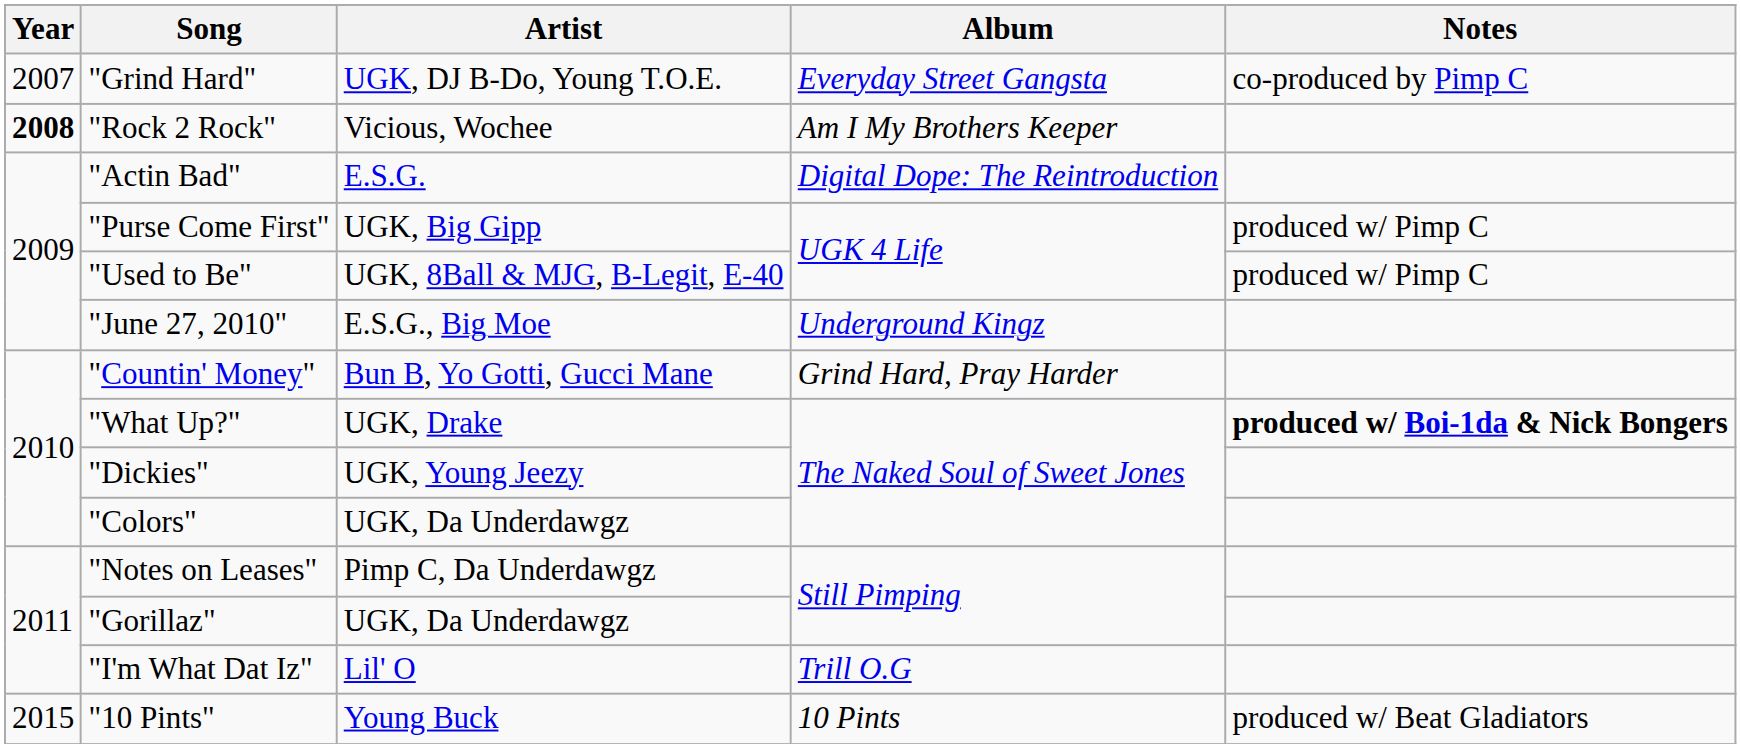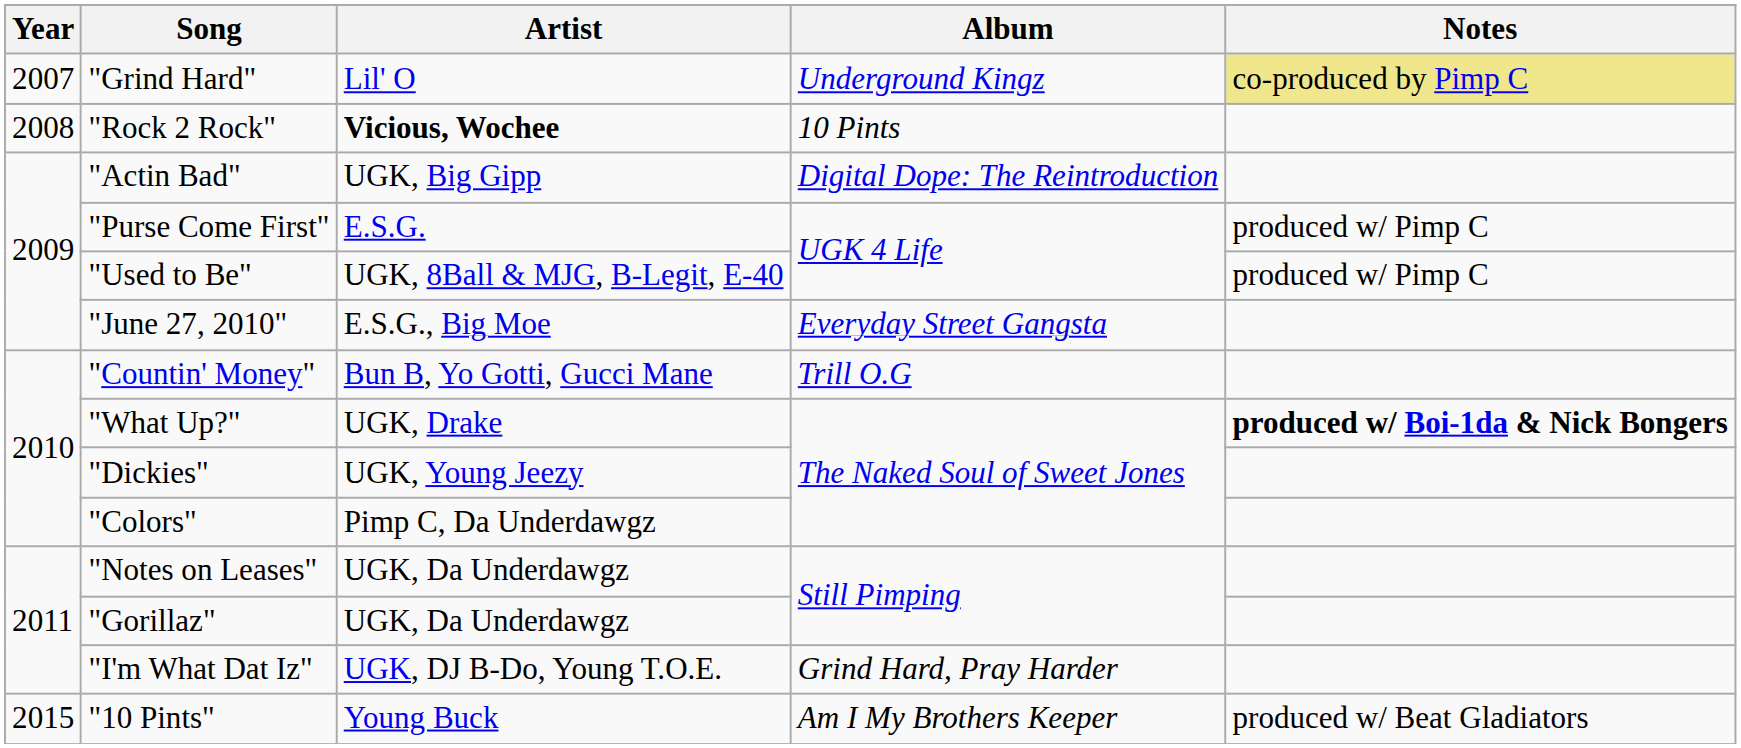(533, 78) UGK, DJ B-Do, Young T.O.E. -> (380, 78) Lil' O
(952, 78) Everyday Street Gangsta -> (921, 78) Underground Kingz
(1380, 78) no background -> (1380, 78) khaki background
(43, 127) bold -> (43, 127) normal
(448, 127) normal -> (452, 127) bold
(958, 127) Am I My Brothers Keeper -> (849, 127) 10 Pints
(385, 176) E.S.G. -> (442, 176) UGK, Big Gipp
(442, 226) UGK, Big Gipp -> (385, 226) E.S.G.
(921, 324) Underground Kingz -> (952, 324) Everyday Street Gangsta
(958, 373) Grind Hard, Pray Harder -> (855, 373) Trill O.G
(486, 521) UGK, Da Underdawgz -> (500, 521) Pimp C, Da Underdawgz
(500, 570) Pimp C, Da Underdawgz -> (486, 570) UGK, Da Underdawgz
(380, 669) Lil' O -> (533, 669) UGK, DJ B-Do, Young T.O.E.
(855, 669) Trill O.G -> (958, 669) Grind Hard, Pray Harder
(849, 718) 10 Pints -> (958, 718) Am I My Brothers Keeper
